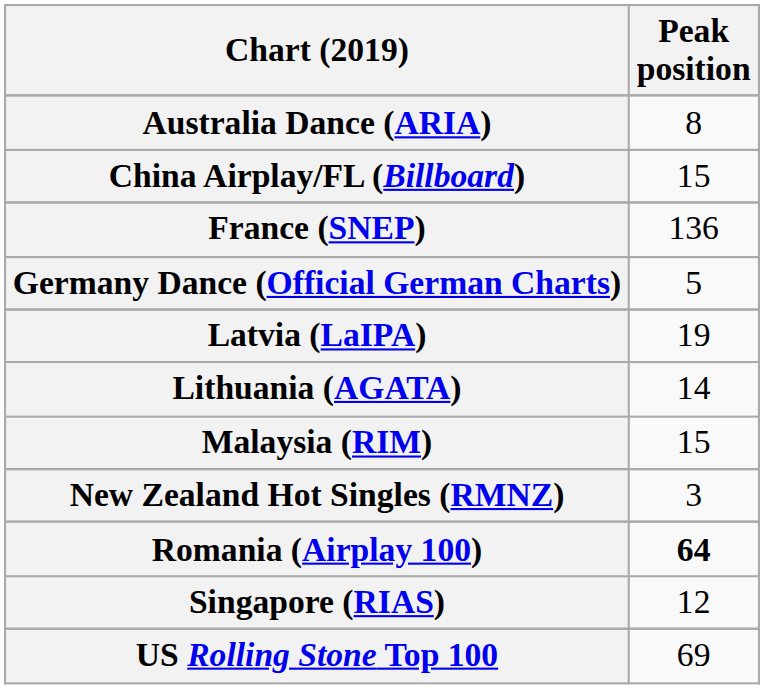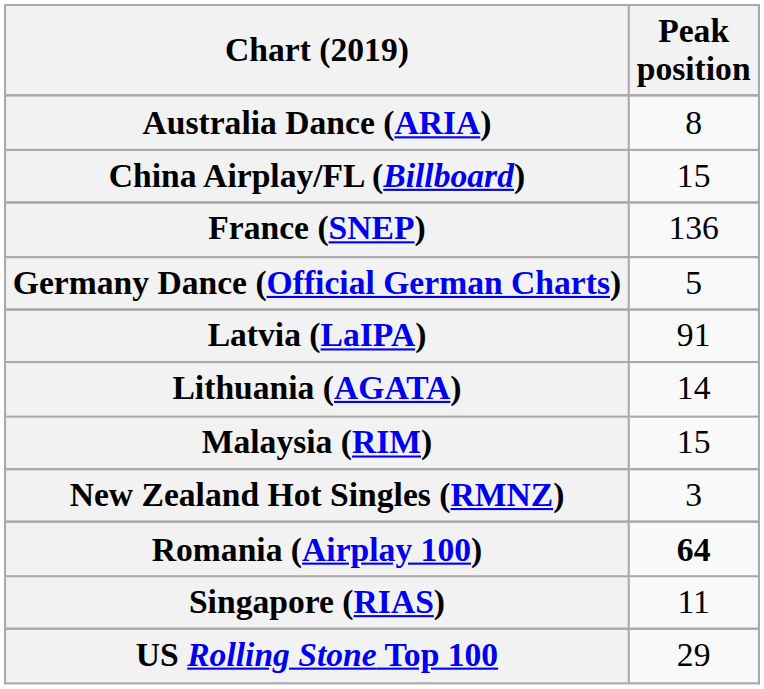(694, 335) 19 -> (694, 335) 91
(694, 601) 12 -> (694, 601) 11
(694, 655) 69 -> (694, 655) 29
